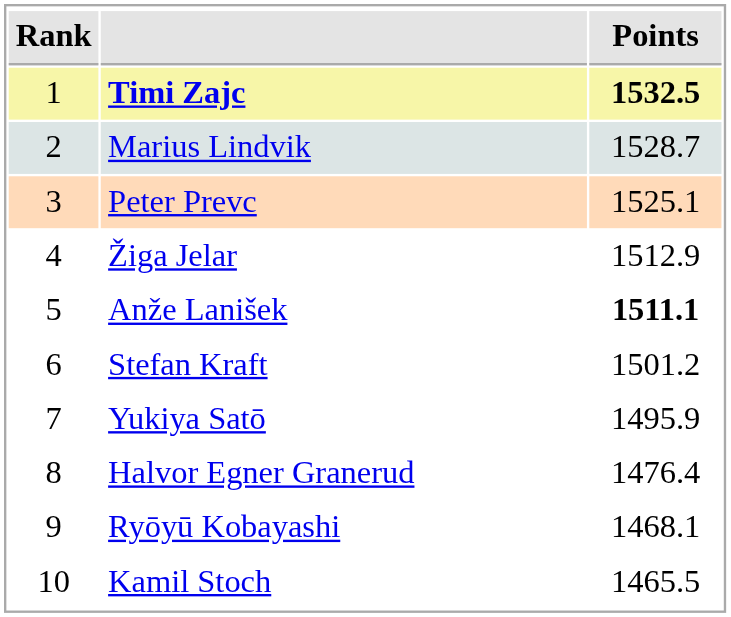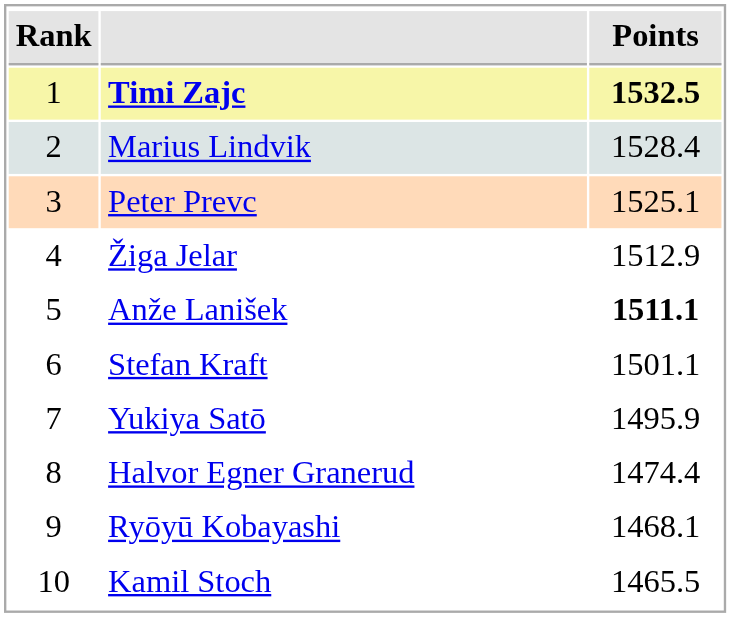(656, 147) 1528.7 -> (656, 147) 1528.4
(656, 364) 1501.2 -> (656, 364) 1501.1
(656, 472) 1476.4 -> (656, 472) 1474.4
